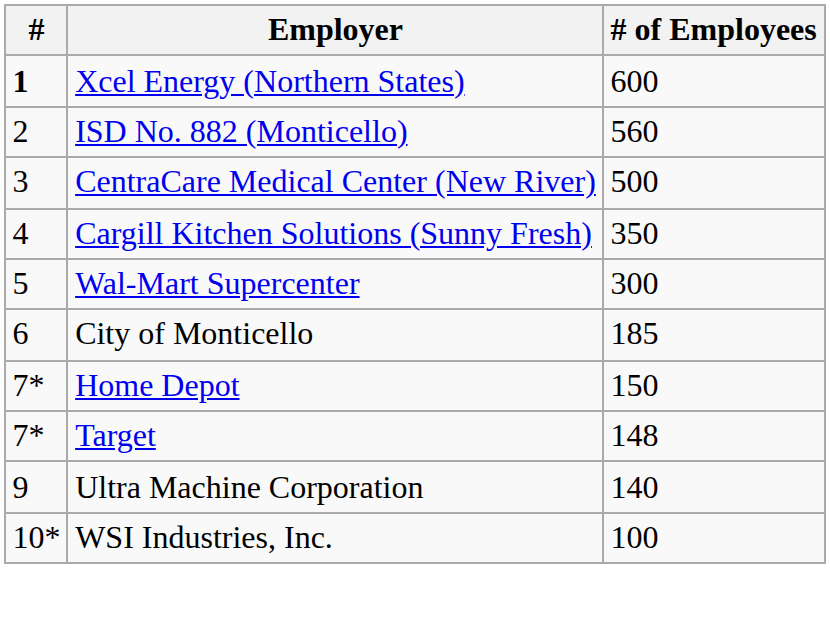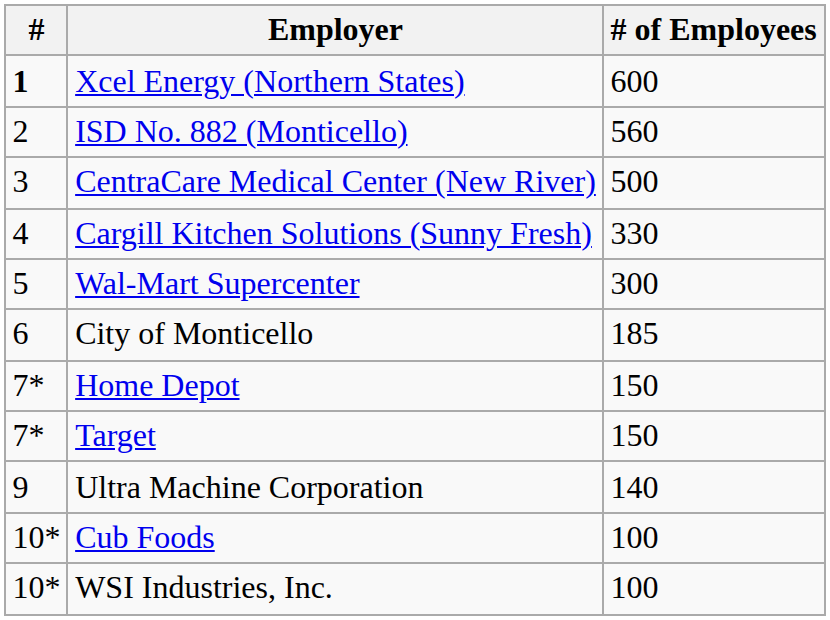(635, 232) 350 -> (635, 232) 330
(635, 435) 148 -> (635, 435) 150
+ row: (145, 537)
